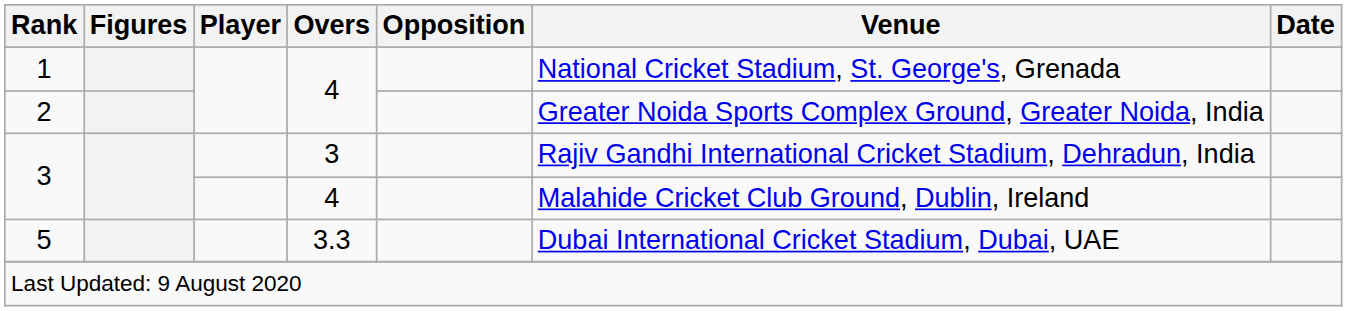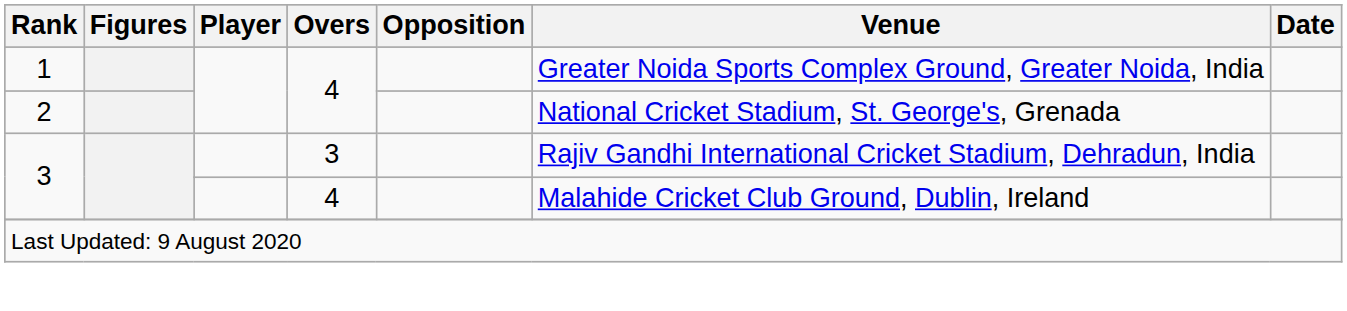(829, 68) National Cricket Stadium, St. George's, Grenada -> (901, 68) Greater Noida Sports Complex Ground, Greater Noida, India
(901, 111) Greater Noida Sports Complex Ground, Greater Noida, India -> (829, 111) National Cricket Stadium, St. George's, Grenada
- row: (44, 240)
